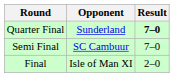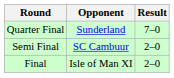(152, 30) bold -> (152, 30) normal
(152, 47) 7–0 -> (152, 47) 2–0
